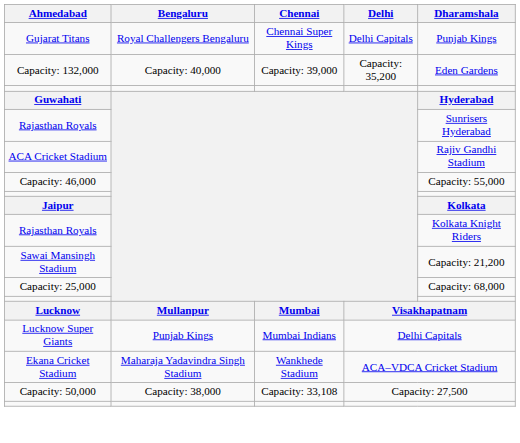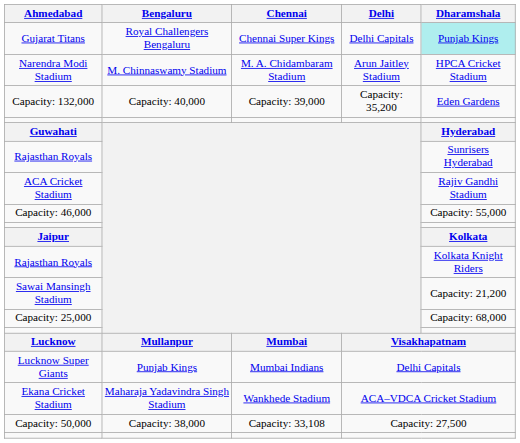(466, 38) no background -> (468, 38) paleturquoise background
+ row: (53, 70)
